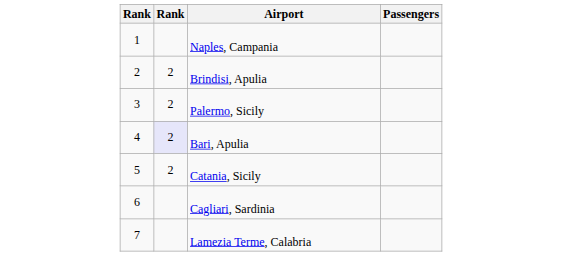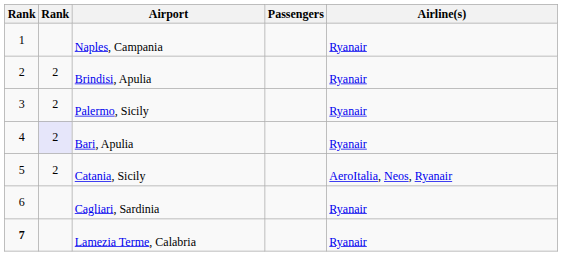+ column: (442, 14)
(137, 234) normal -> (22, 234) bold
